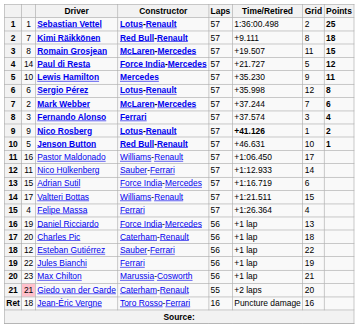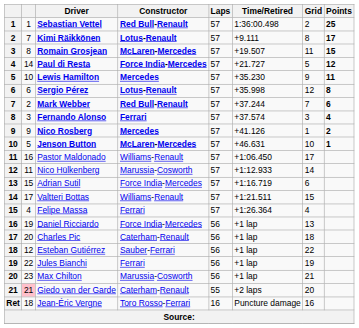(148, 24) Lotus-Renault -> (154, 24) Red Bull-Renault
(154, 37) Red Bull-Renault -> (148, 37) Lotus-Renault
(331, 37) 18 -> (331, 37) 17
(158, 104) McLaren-Mercedes -> (154, 104) Red Bull-Renault
(148, 130) Lotus-Renault -> (139, 130) Mercedes
(250, 130) bold -> (250, 130) normal
(154, 143) Red Bull-Renault -> (158, 143) McLaren-Mercedes
(147, 170) Sauber-Ferrari -> (156, 170) Marussia-Cosworth
